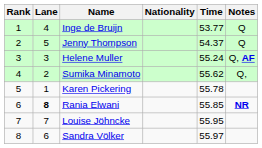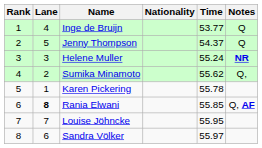(242, 58) Q, AF -> (242, 58) NR
(242, 105) NR -> (242, 105) Q, AF
